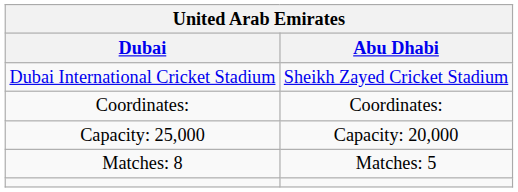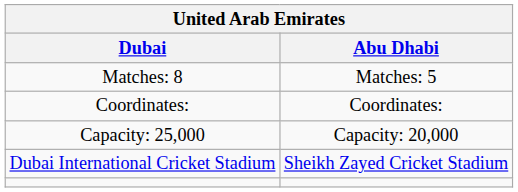rows swapped: (142, 76) <-> (142, 163)
